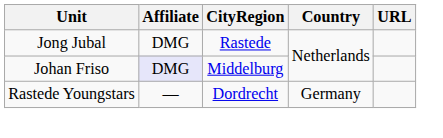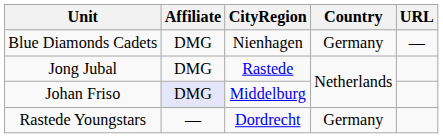+ row: (83, 42)
